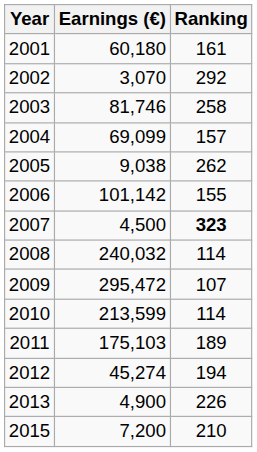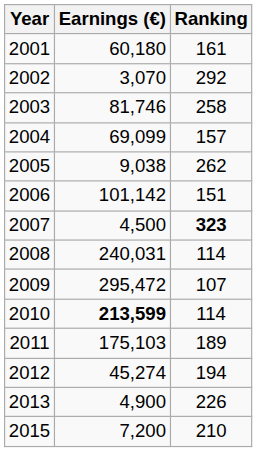(211, 195) 155 -> (211, 195) 151
(132, 254) 240,032 -> (132, 254) 240,031
(132, 313) normal -> (132, 313) bold
